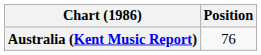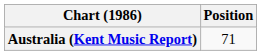(228, 38) 76 -> (228, 38) 71
